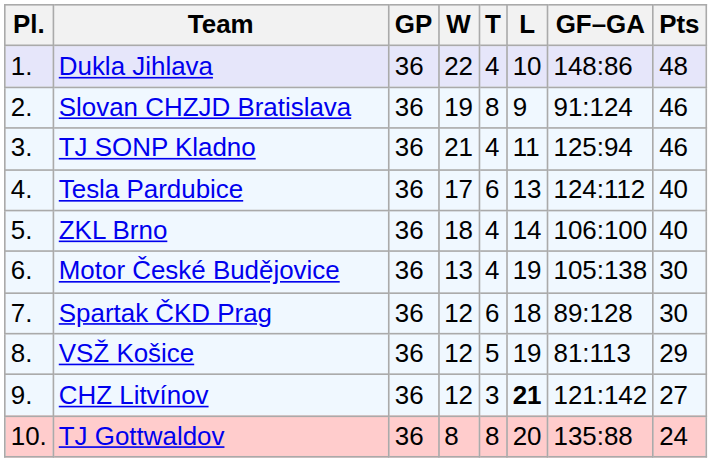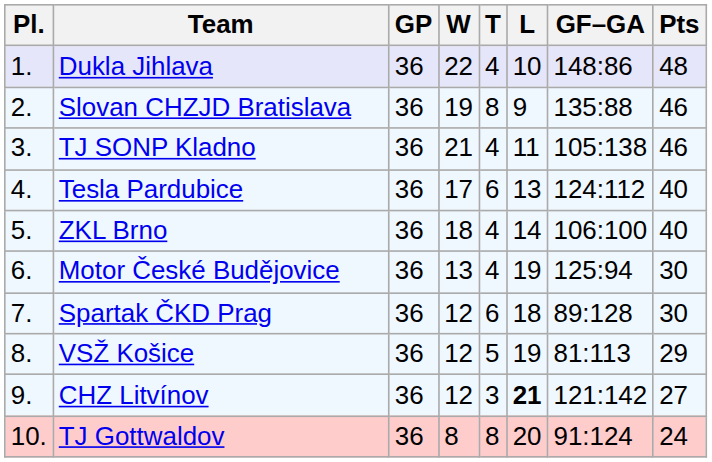(593, 107) 91:124 -> (593, 107) 135:88
(593, 148) 125:94 -> (600, 148) 105:138
(600, 271) 105:138 -> (593, 271) 125:94
(593, 436) 135:88 -> (593, 436) 91:124
